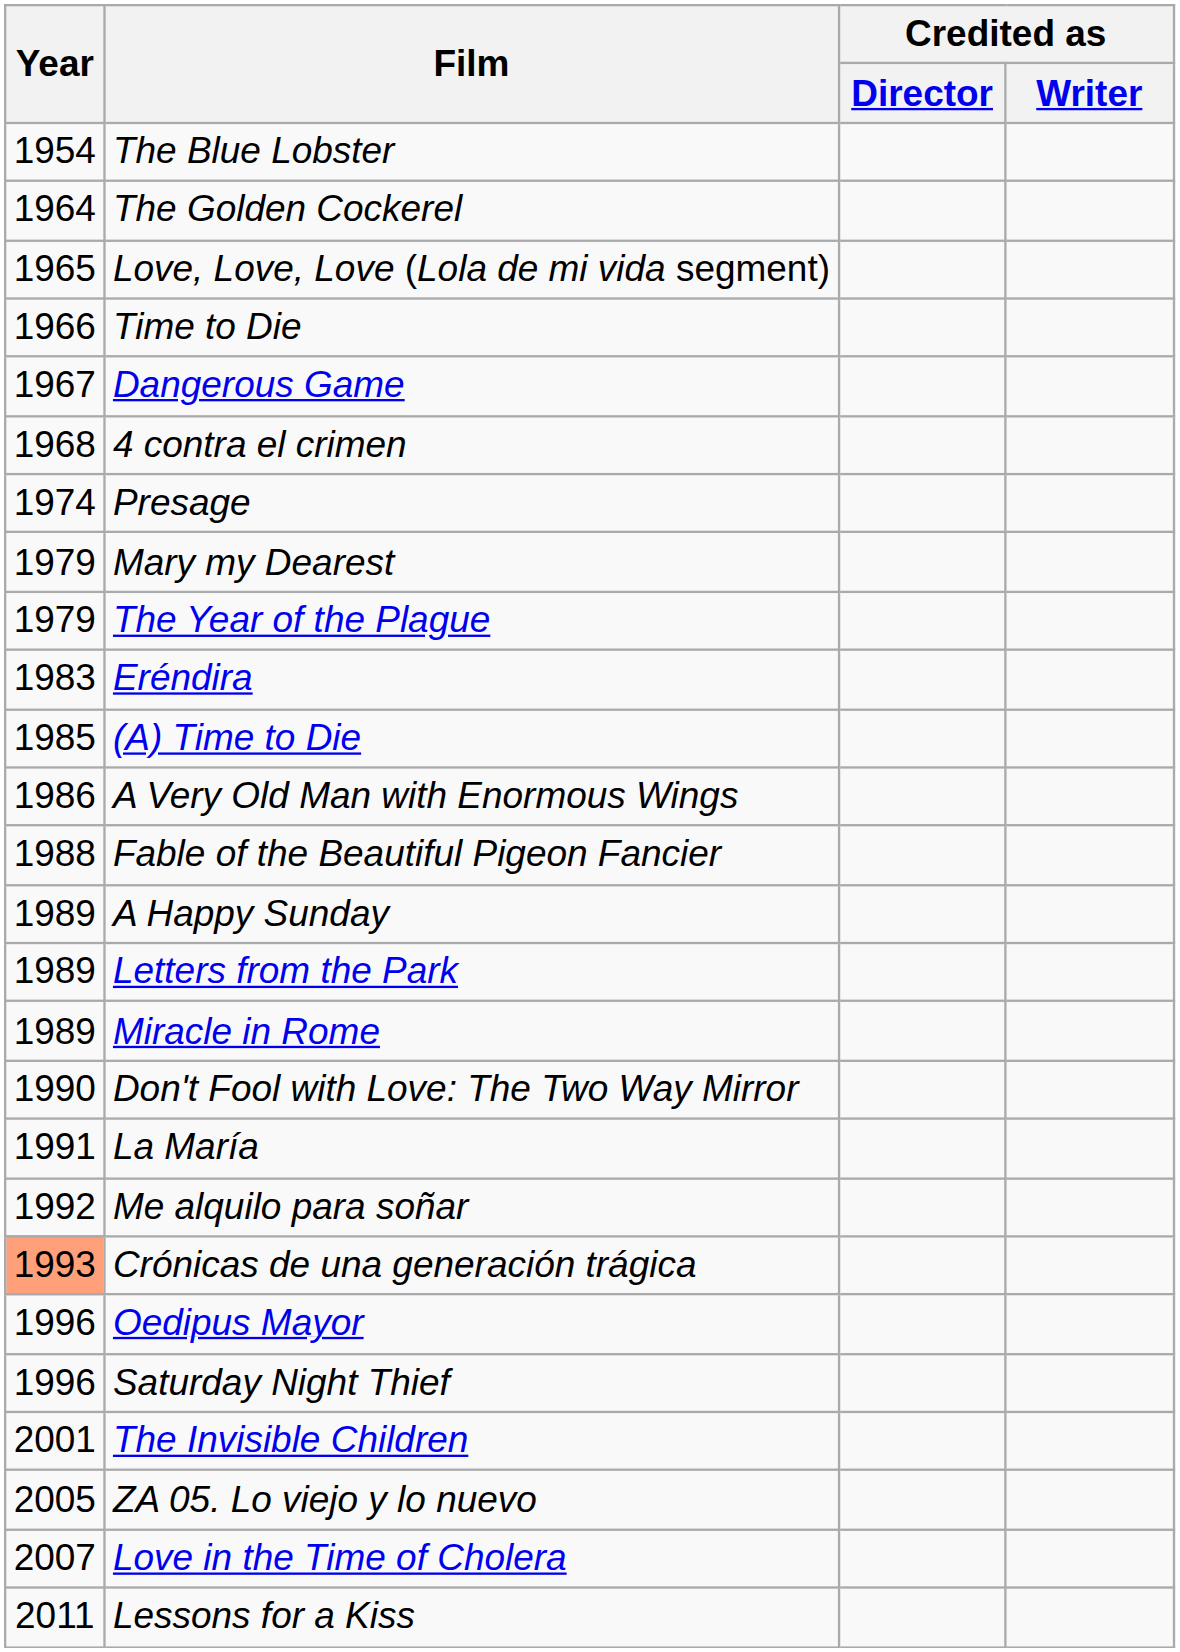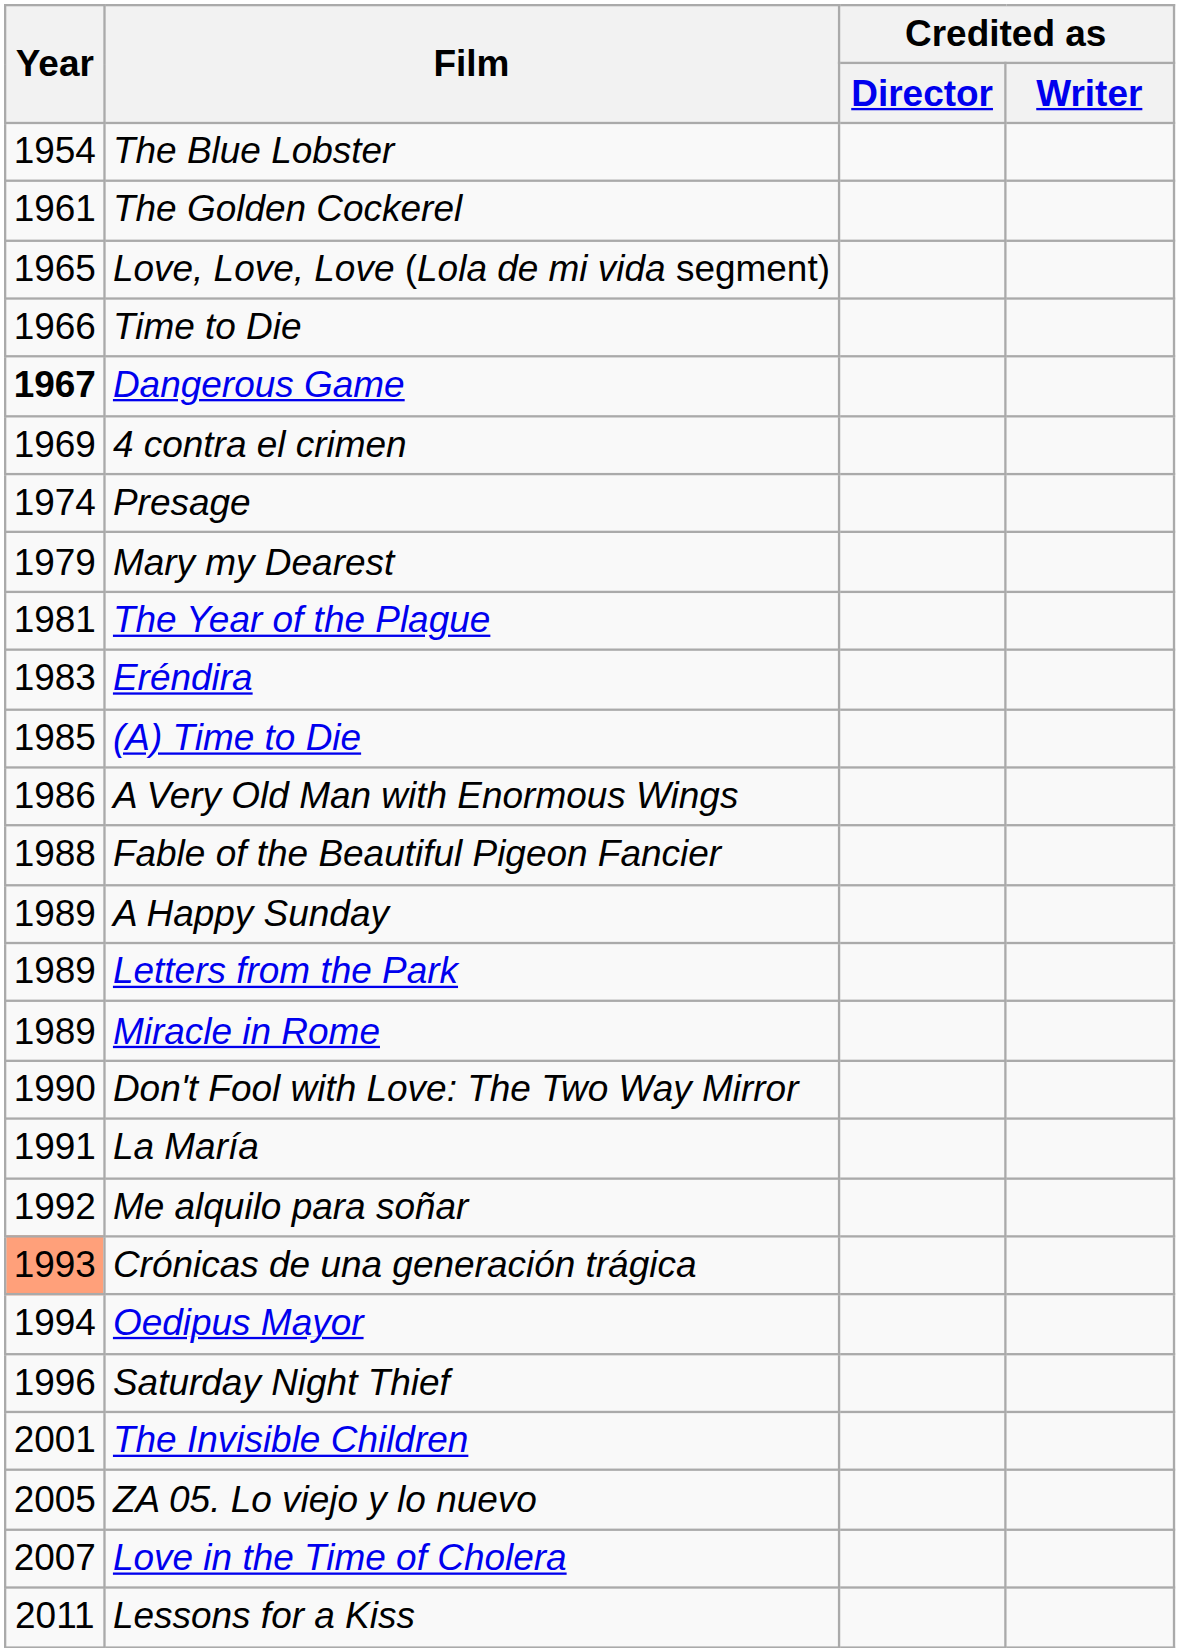(55, 209) 1964 -> (55, 209) 1961
(55, 385) normal -> (55, 385) bold
(55, 444) 1968 -> (55, 444) 1969
(55, 619) 1979 -> (55, 619) 1981
(55, 1323) 1996 -> (55, 1323) 1994
